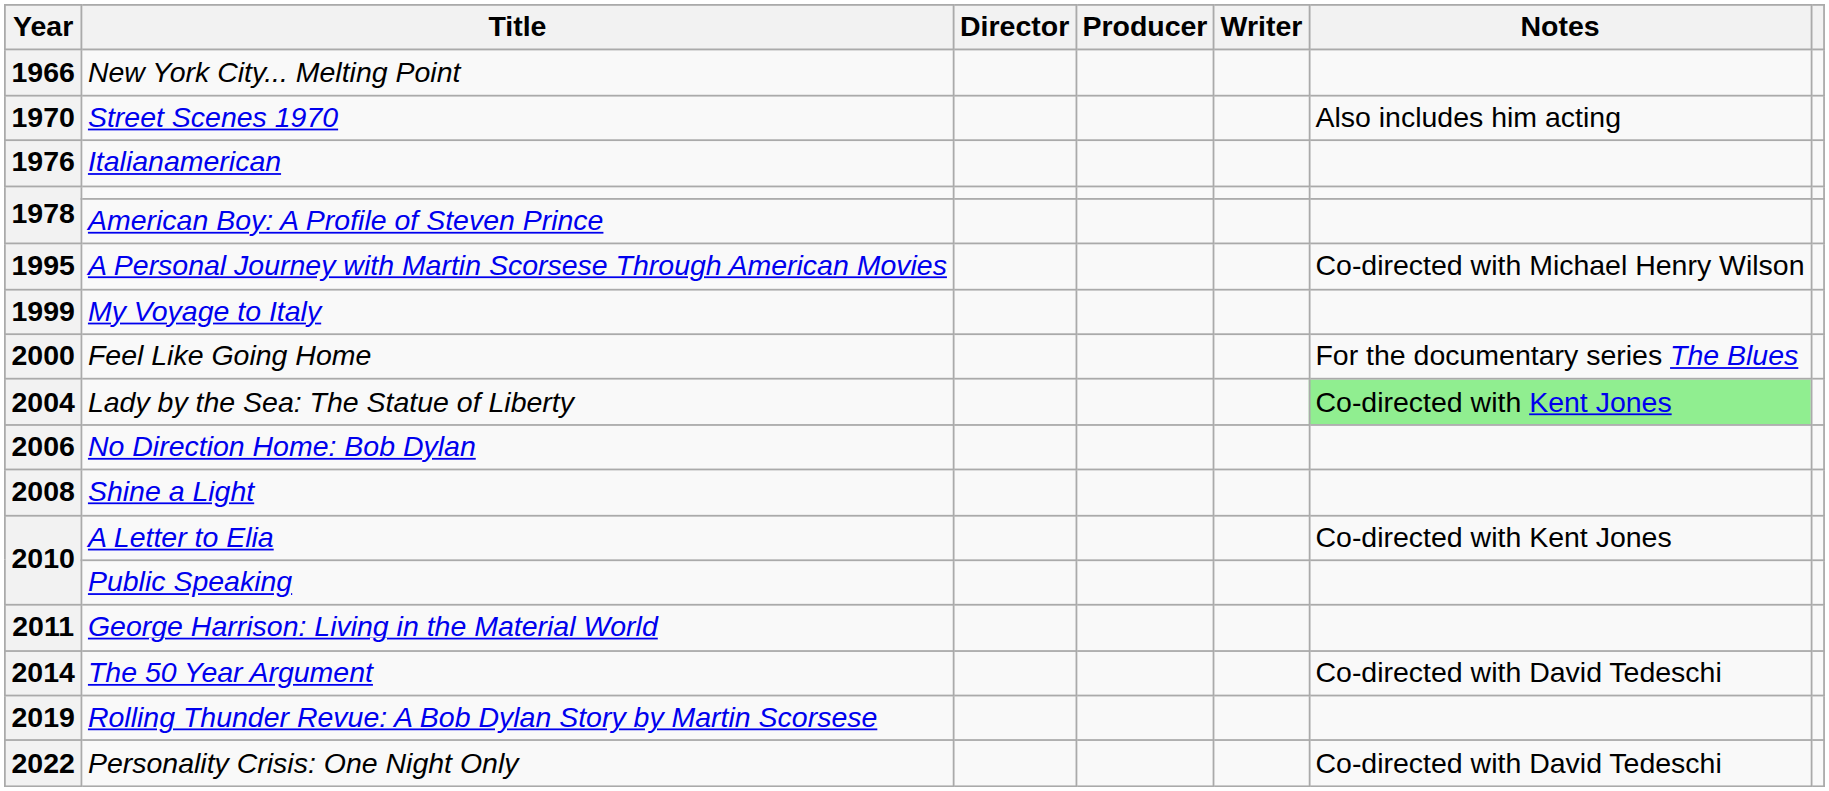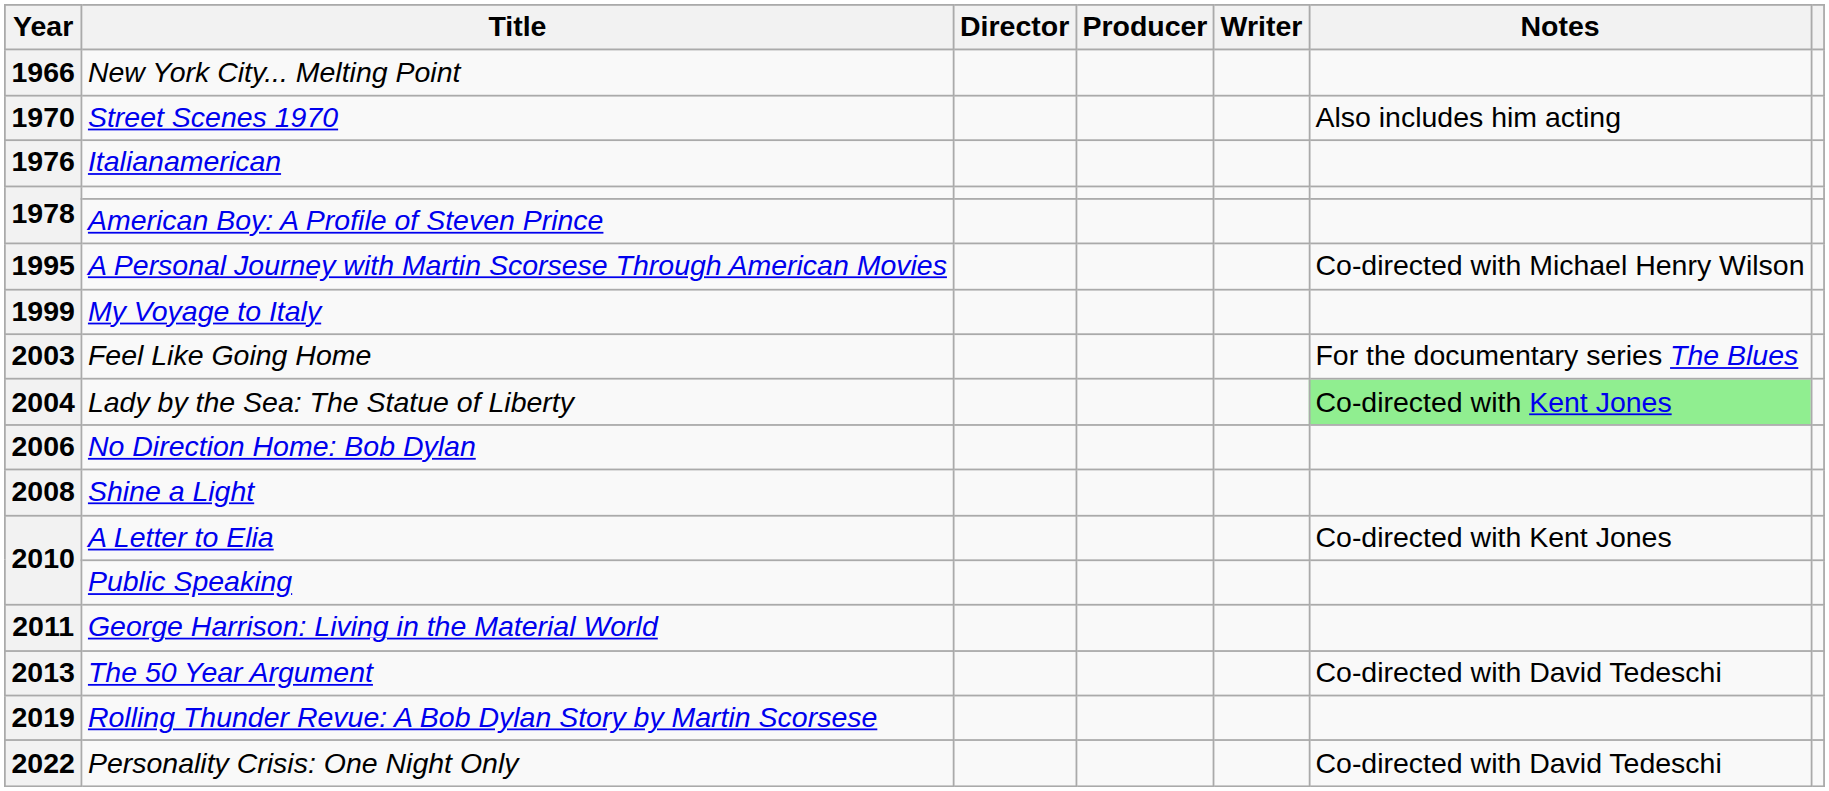(43, 356) 2000 -> (43, 356) 2003
(43, 672) 2014 -> (43, 672) 2013
